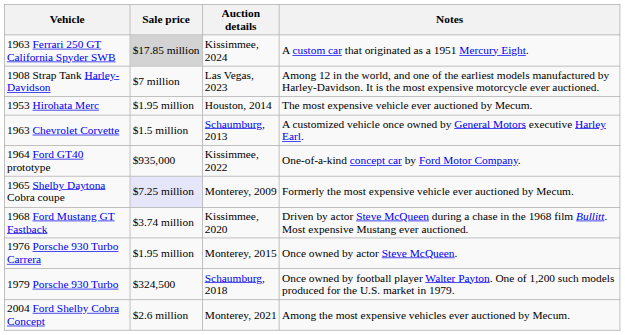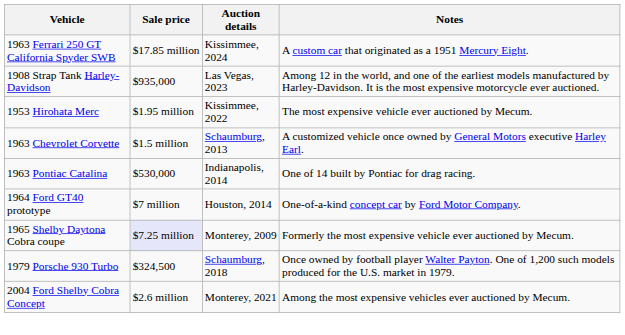(166, 50) lightgrey background -> (166, 50) no background
(156, 81) $7 million -> (154, 81) $935,000
(238, 105) Houston, 2014 -> (232, 112) Kissimmee, 2022
+ row: (57, 173)
(154, 161) $935,000 -> (156, 204) $7 million
(232, 161) Kissimmee, 2022 -> (238, 204) Houston, 2014
- row: (61, 222)
- row: (63, 253)
